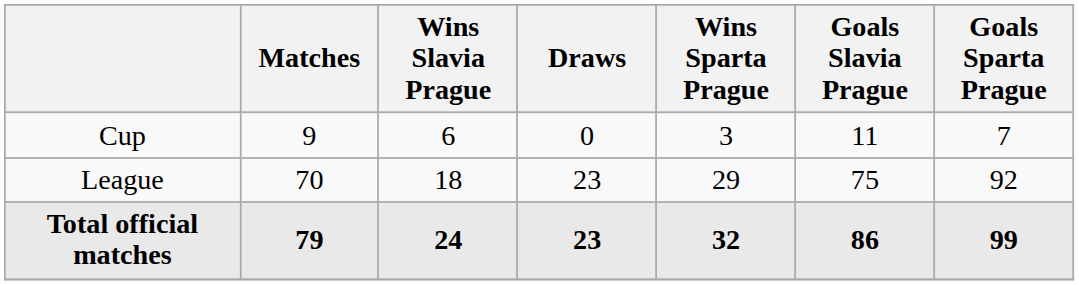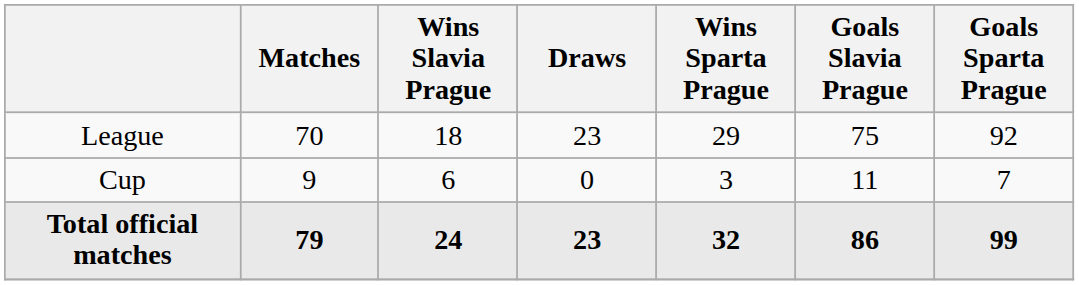rows swapped: (122, 179) <-> (122, 134)
